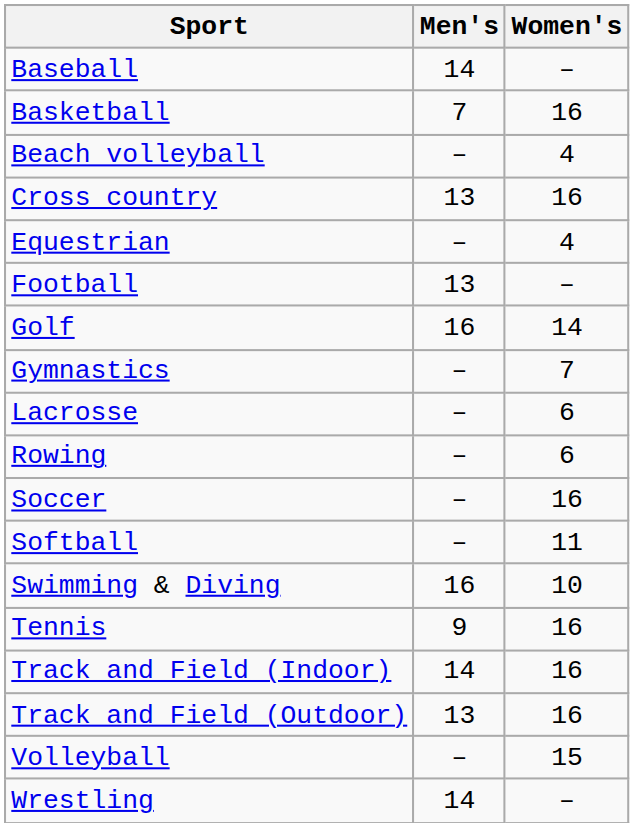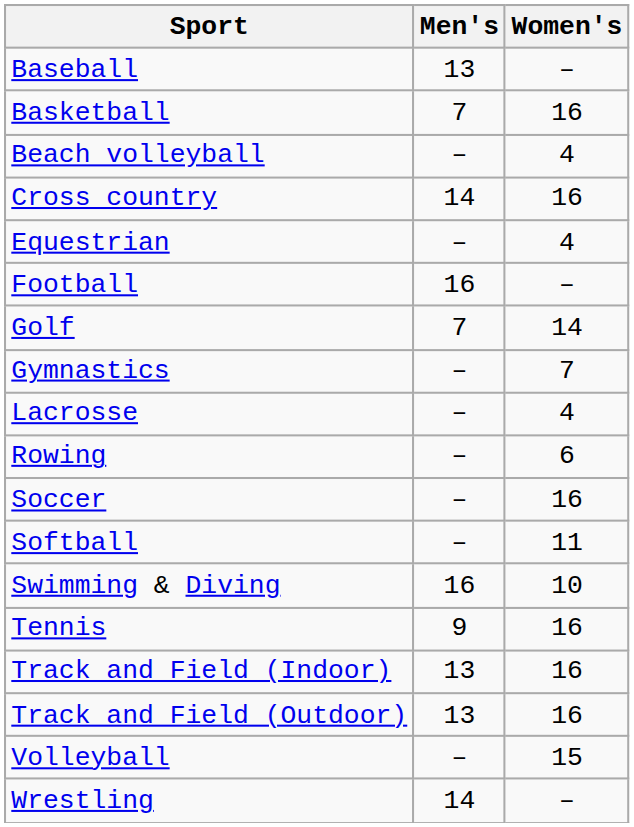(459, 70) 14 -> (459, 70) 13
(459, 199) 13 -> (459, 199) 14
(459, 285) 13 -> (459, 285) 16
(459, 328) 16 -> (459, 328) 7
(567, 414) 6 -> (567, 414) 4
(459, 672) 14 -> (459, 672) 13
